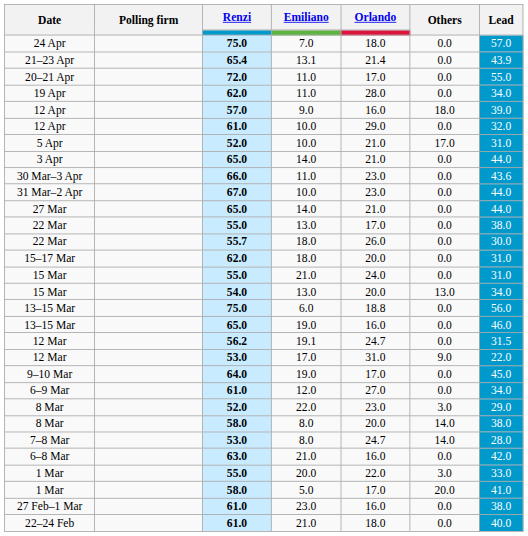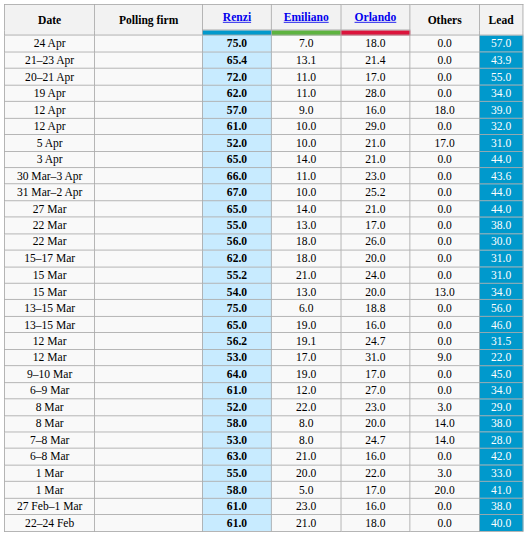(375, 192) 23.0 -> (375, 192) 25.2
(237, 242) 55.7 -> (237, 242) 56.0
(237, 275) 55.0 -> (237, 275) 55.2
